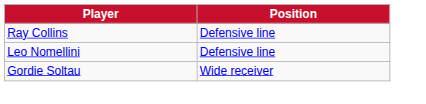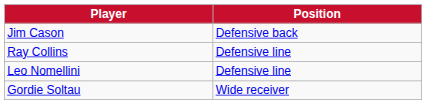+ row: (35, 33)
